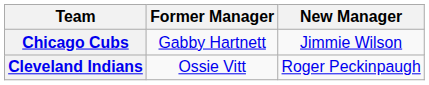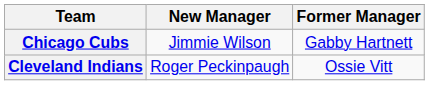columns swapped: (212, 17) <-> (351, 17)
